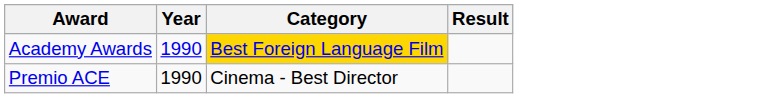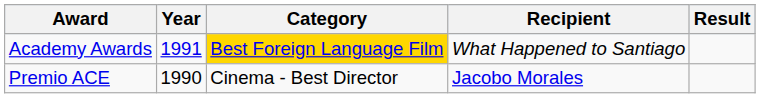+ column: (569, 19)
(181, 48) 1990 -> (181, 48) 1991
